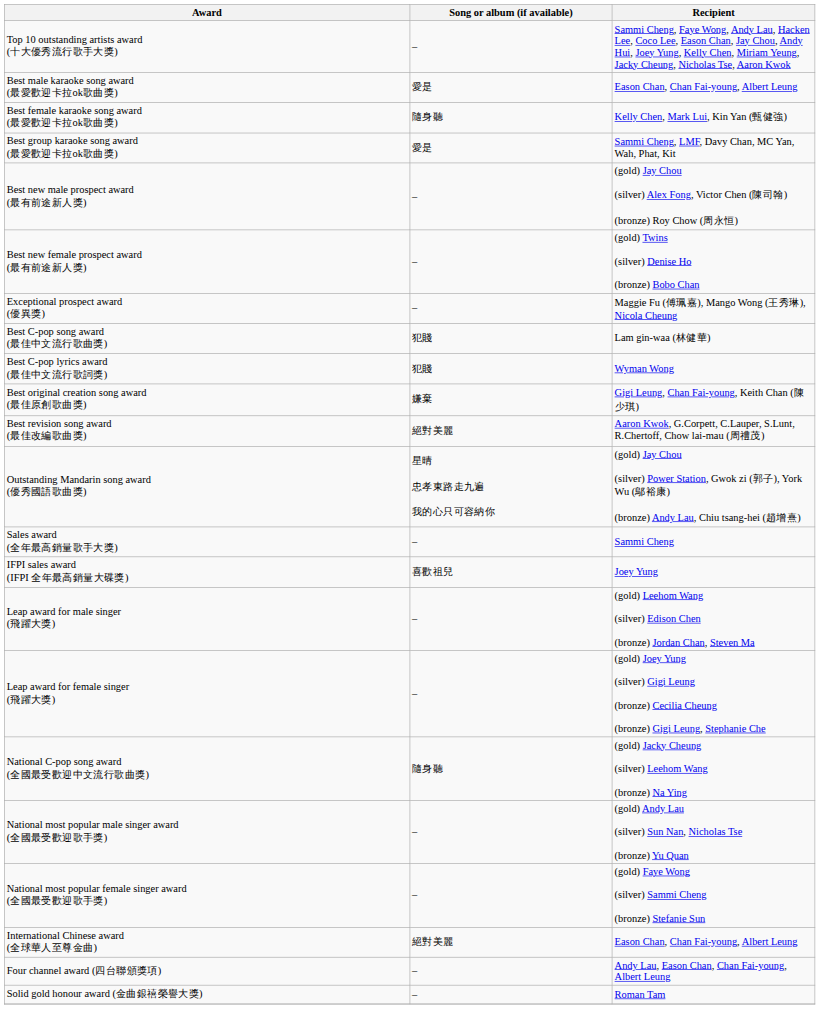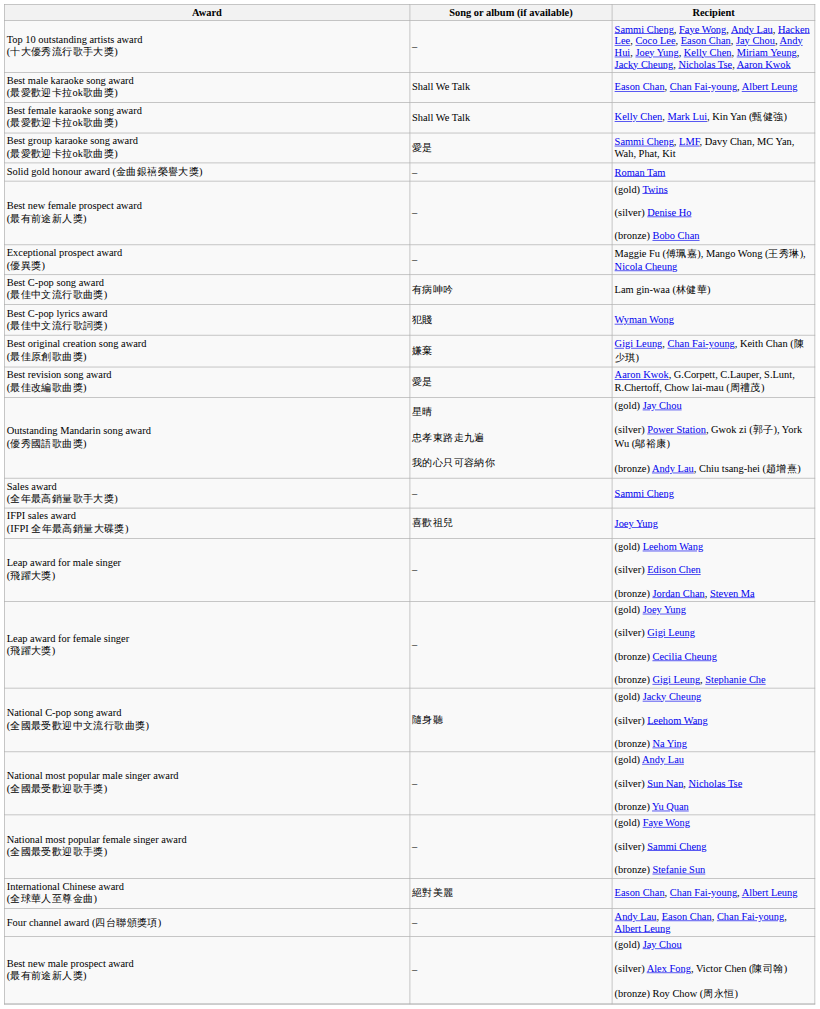(422, 87) 愛是 -> (441, 87) Shall We Talk
(428, 117) 隨身聽 -> (441, 117) Shall We Talk
rows swapped: (70, 195) <-> (105, 994)
(422, 338) 犯賤 -> (433, 289) 有病呻吟
(433, 430) 絕對美麗 -> (422, 382) 愛是
